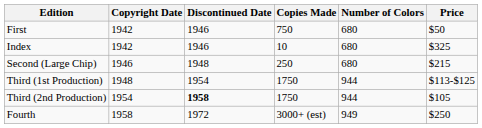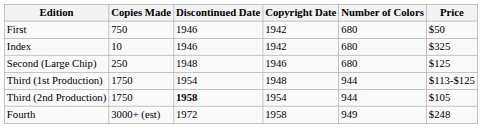columns swapped: (147, 13) <-> (306, 13)
(440, 64) $215 -> (440, 64) $125
(440, 115) $250 -> (440, 115) $248
